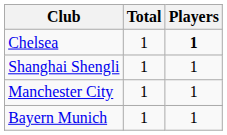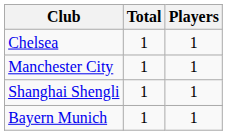(194, 42) bold -> (194, 42) normal
rows swapped: (61, 92) <-> (64, 67)
